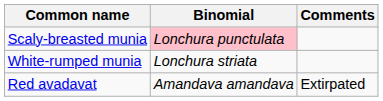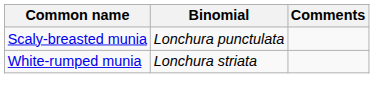(219, 38) pink background -> (219, 38) no background
- row: (52, 84)
